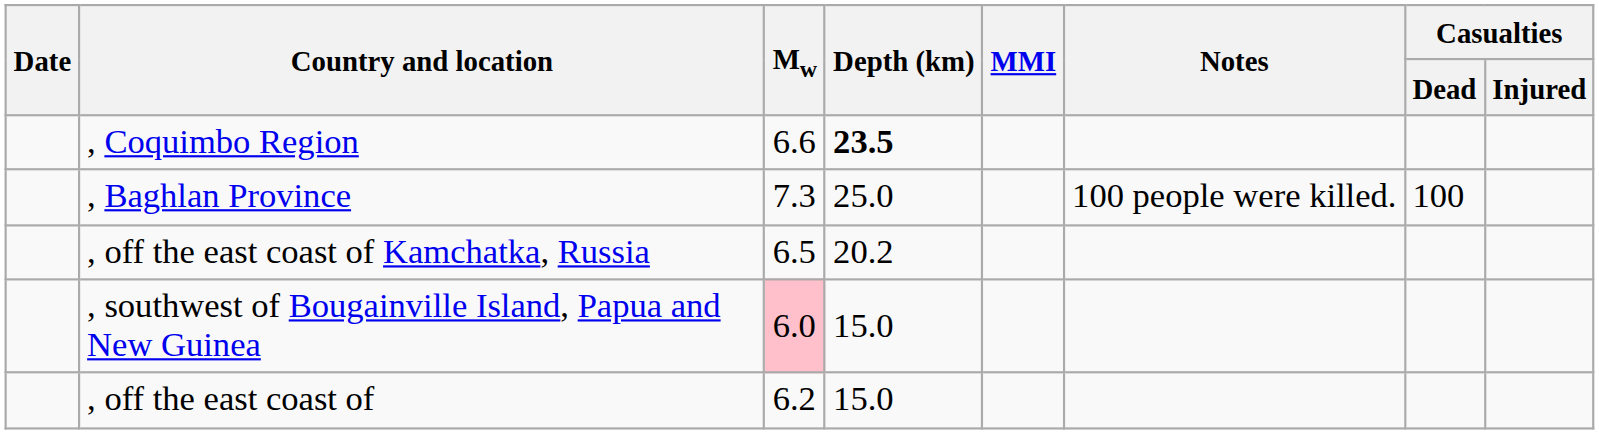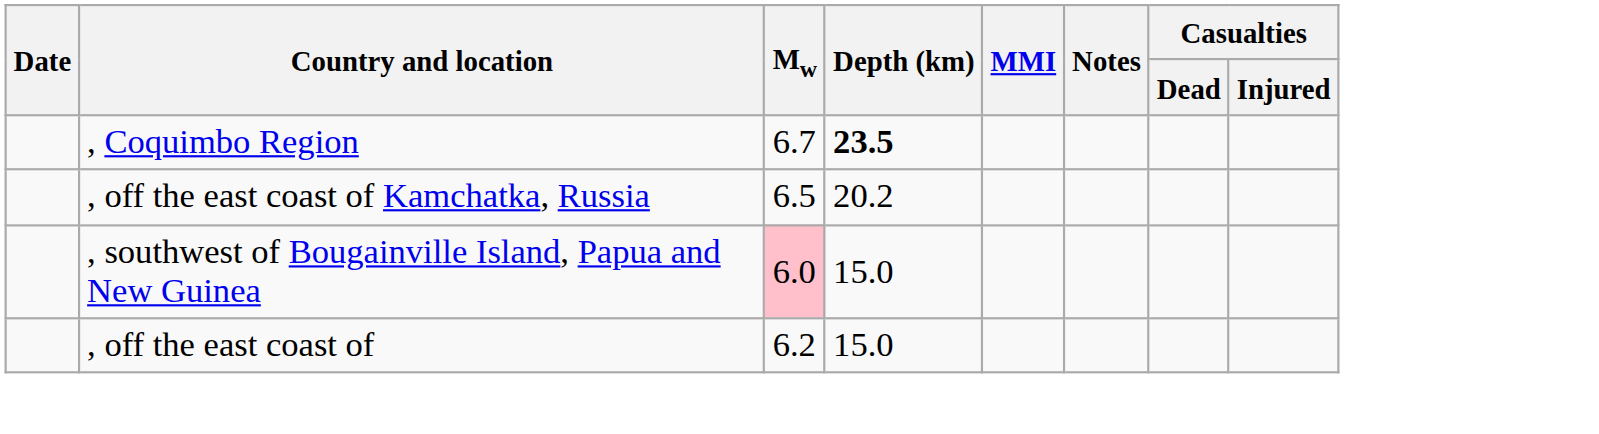(794, 141) 6.6 -> (794, 141) 6.7
- row: (219, 196)
